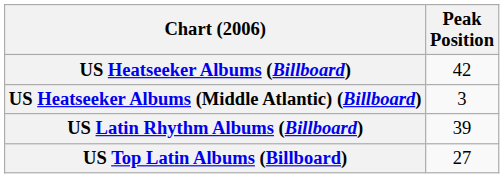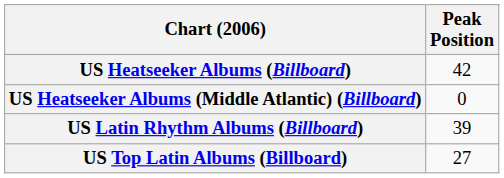(462, 98) 3 -> (462, 98) 0
